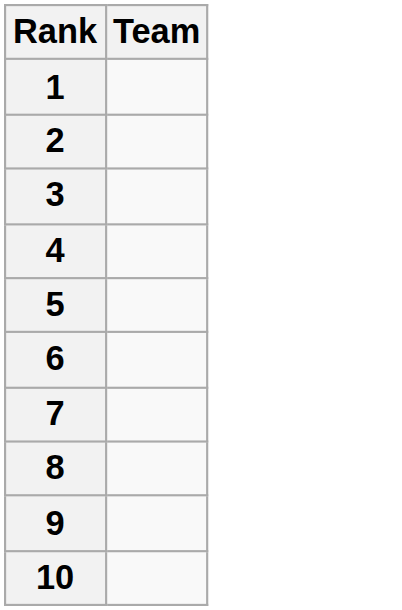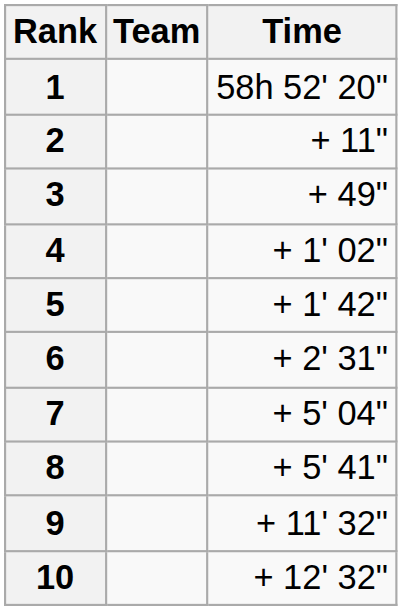+ column: (302, 31)
